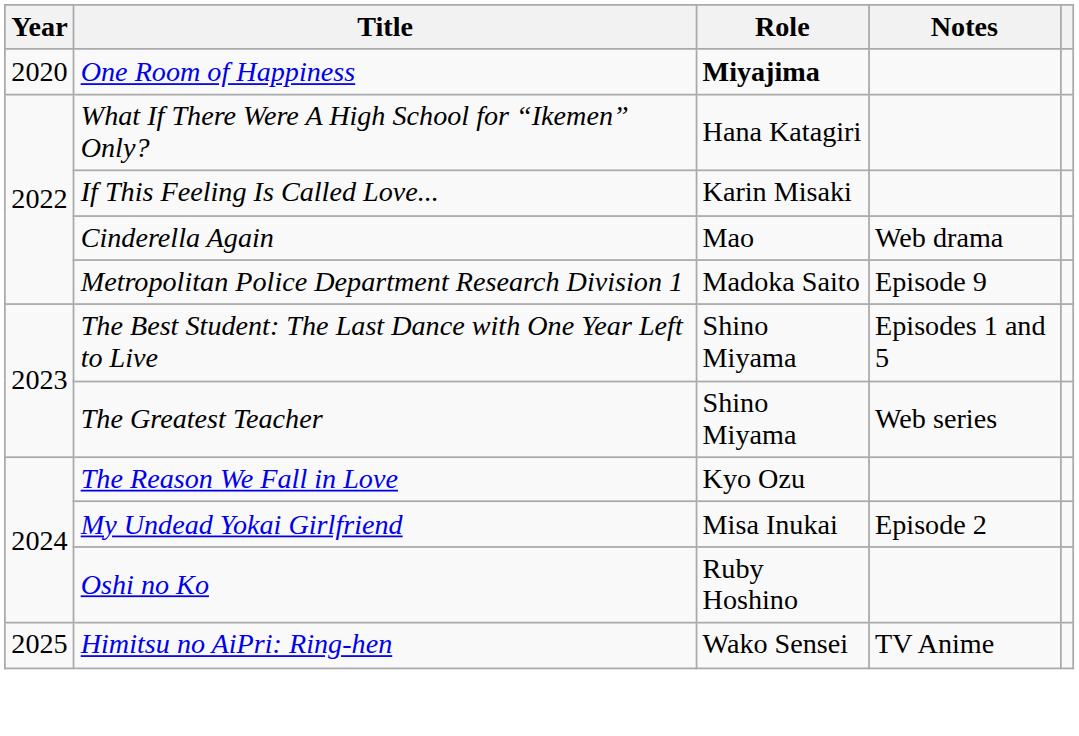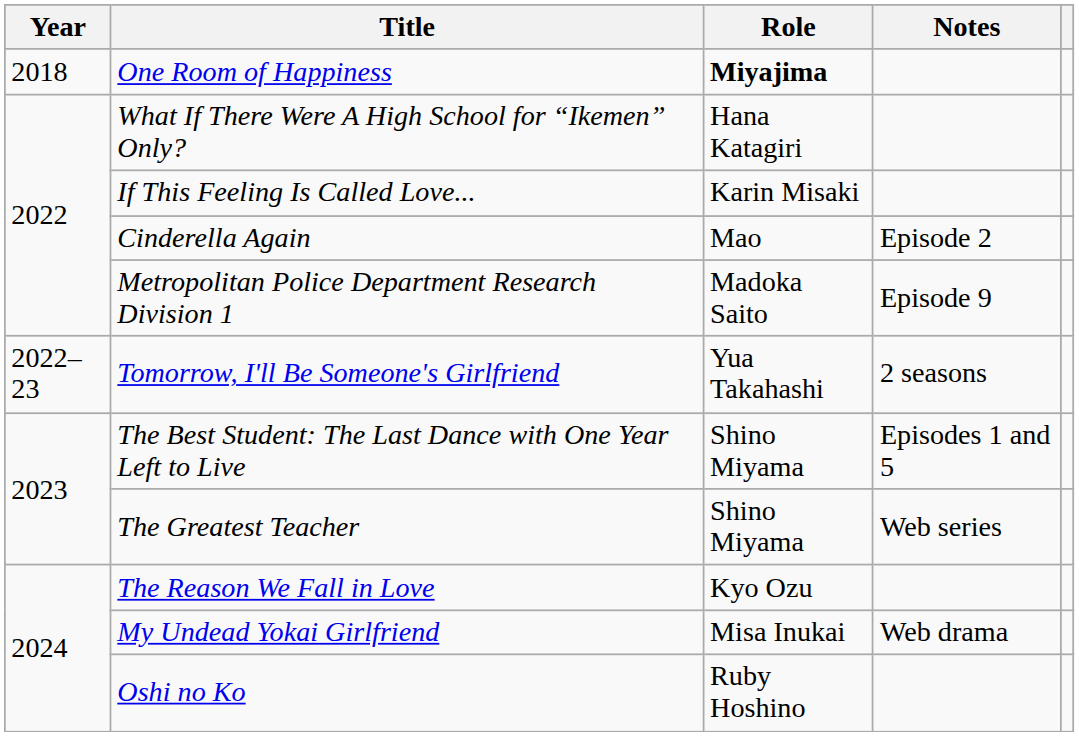(40, 71) 2020 -> (40, 71) 2018
(939, 237) Web drama -> (936, 237) Episode 2
+ row: (338, 373)
(931, 523) Episode 2 -> (944, 631) Web drama
- row: (236, 644)
